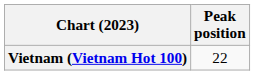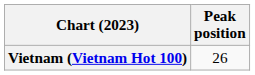(220, 57) 22 -> (220, 57) 26
